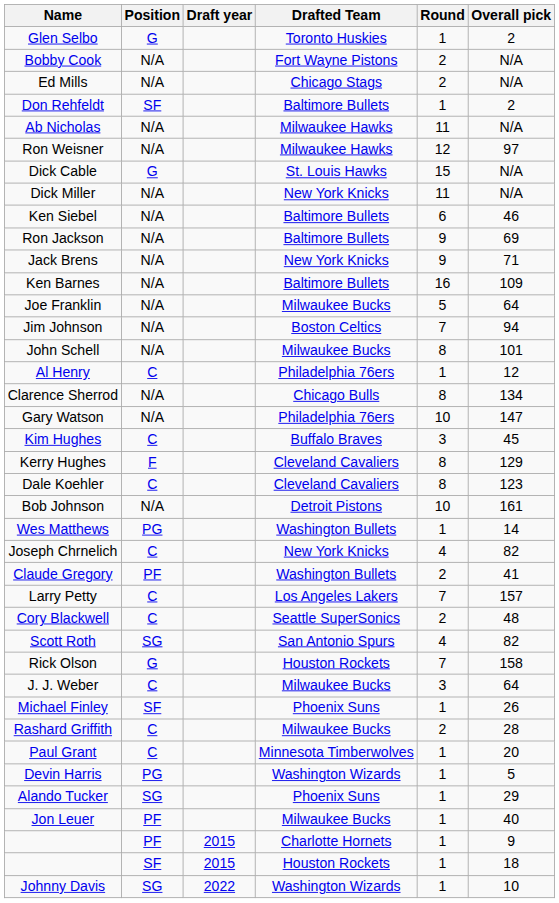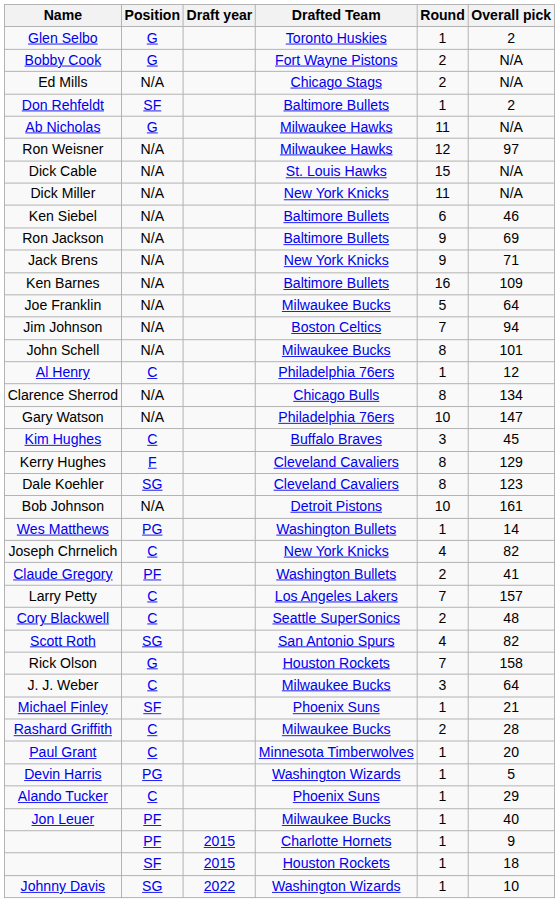(152, 60) N/A -> (152, 60) G
(152, 127) N/A -> (152, 127) G
(152, 171) G -> (152, 171) N/A
(152, 484) C -> (152, 484) SG
(511, 707) 26 -> (511, 707) 21
(152, 797) SG -> (152, 797) C
